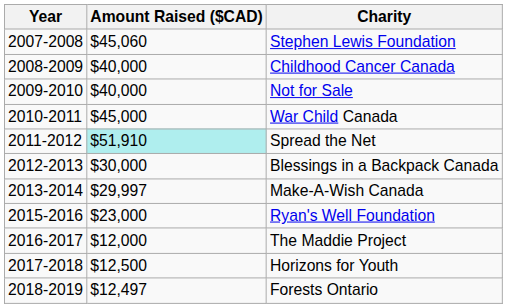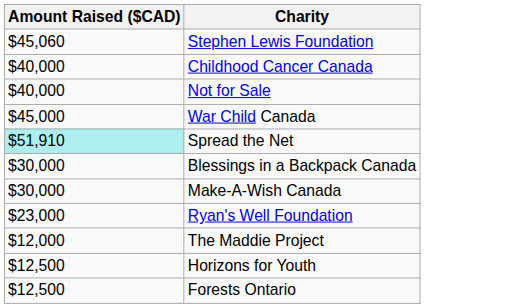- column: (46, 16)
(119, 191) $29,997 -> (36, 191) $30,000
(119, 290) $12,497 -> (36, 290) $12,500
